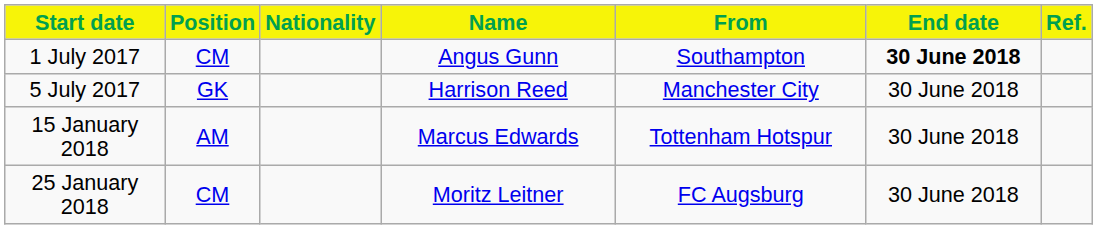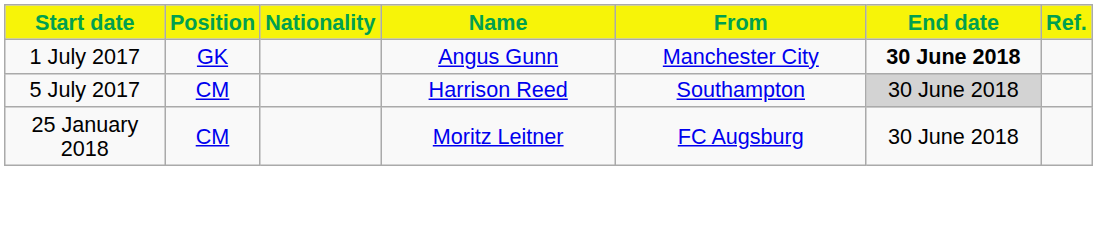(213, 56) CM -> (213, 56) GK
(741, 56) Southampton -> (741, 56) Manchester City
(213, 90) GK -> (213, 90) CM
(741, 90) Manchester City -> (741, 90) Southampton
(953, 90) no background -> (953, 90) lightgrey background
- row: (85, 137)
